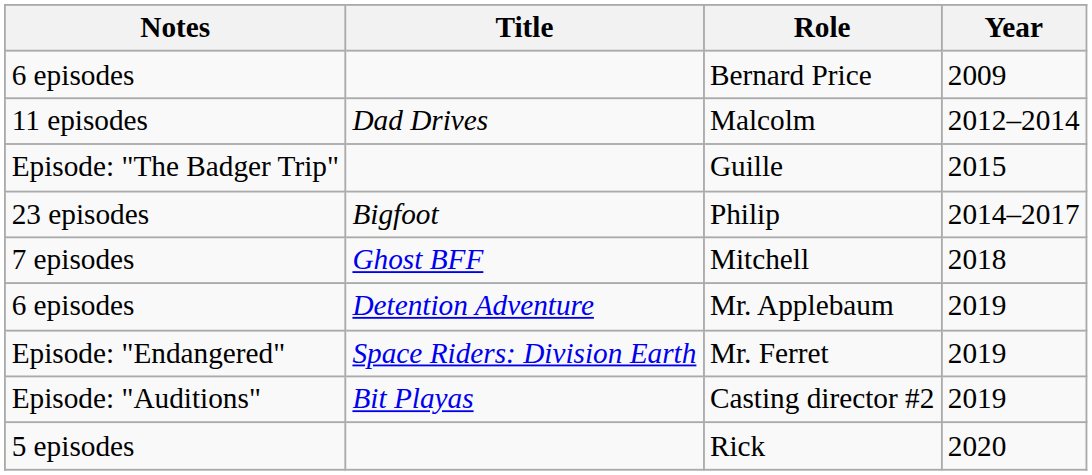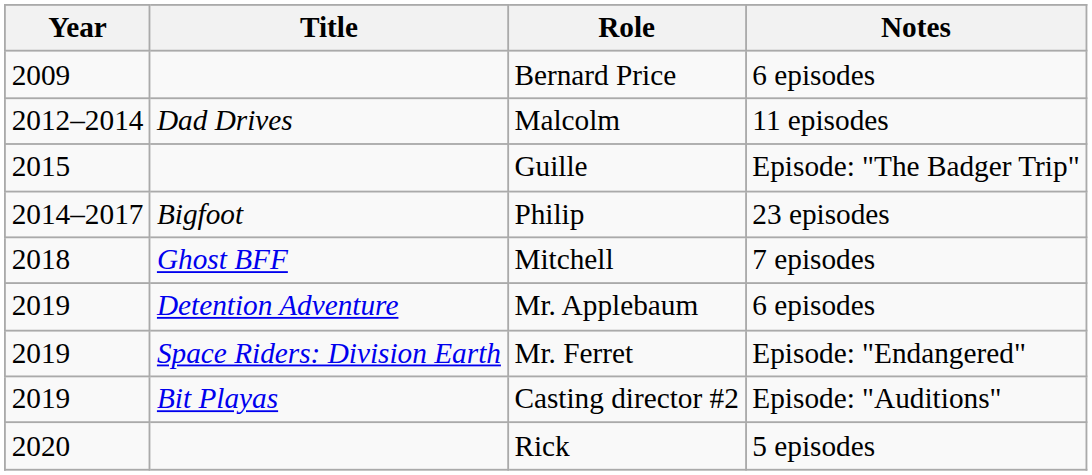columns swapped: (1014, 27) <-> (175, 27)
